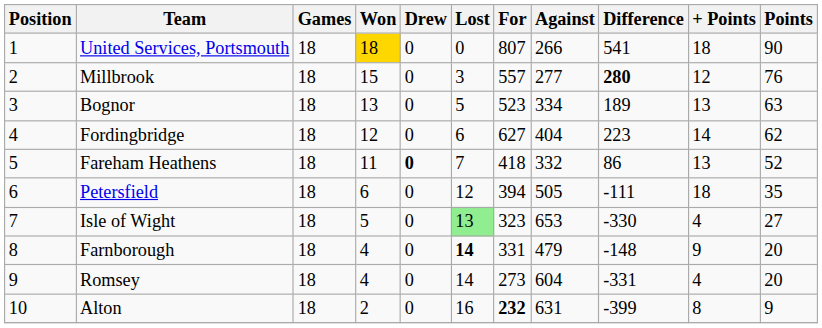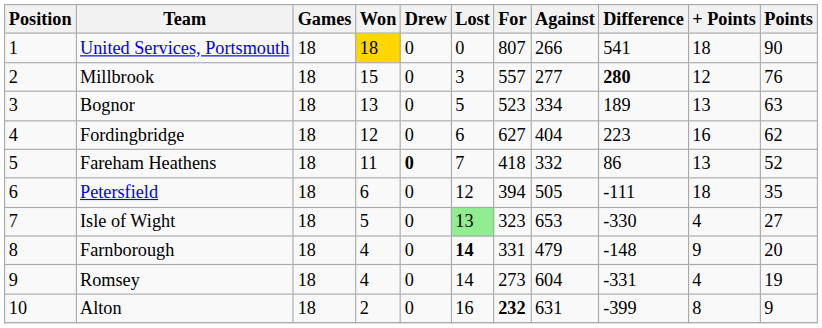(701, 134) 14 -> (701, 134) 16
(773, 279) 20 -> (773, 279) 19
